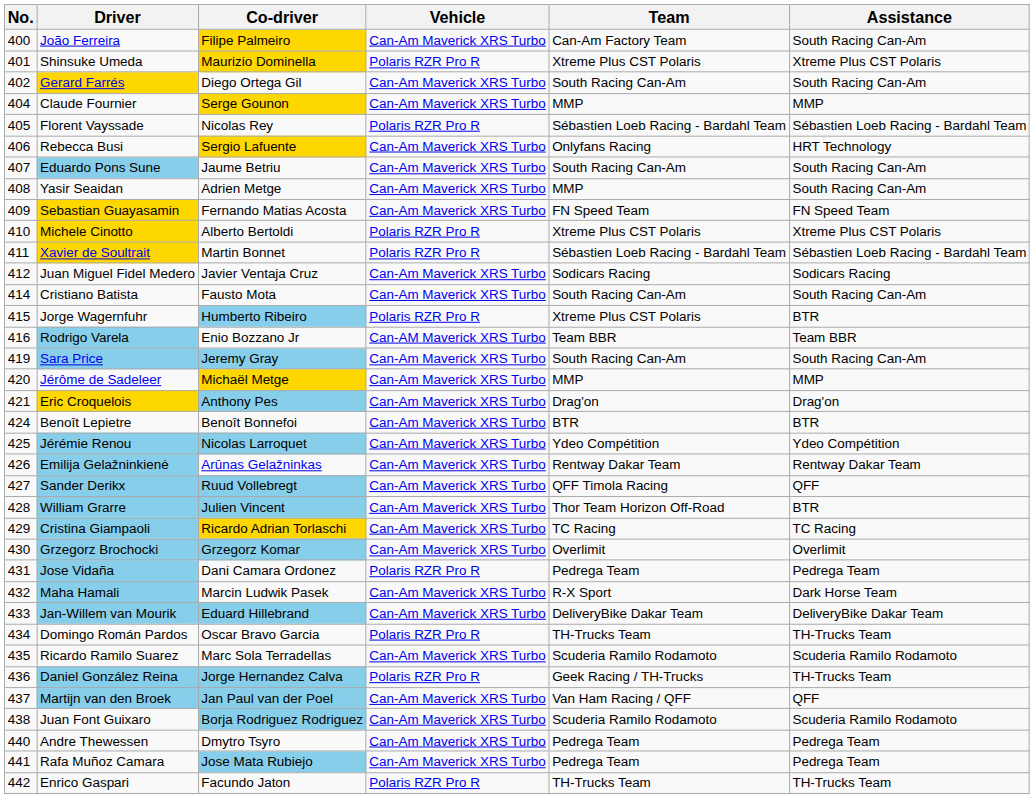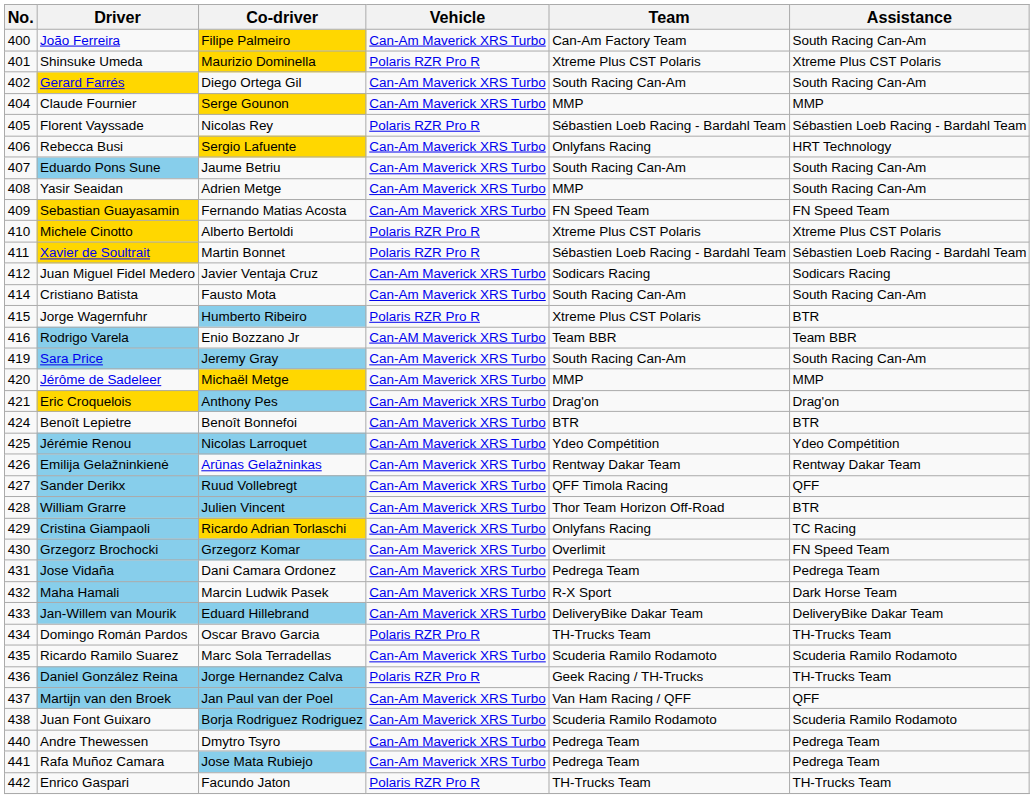(584, 528) TC Racing -> (602, 528) Onlyfans Racing
(819, 549) Overlimit -> (841, 549) FN Speed Team
(425, 570) Polaris RZR Pro R -> (458, 570) Can-Am Maverick XRS Turbo
